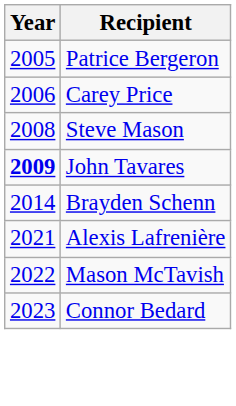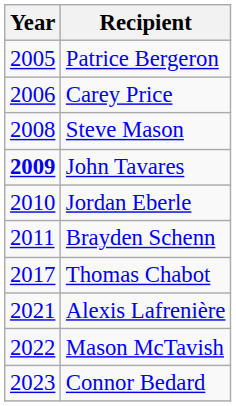+ row: (129, 202)
(33, 202) 2014 -> (32, 238) 2011
+ row: (138, 274)
